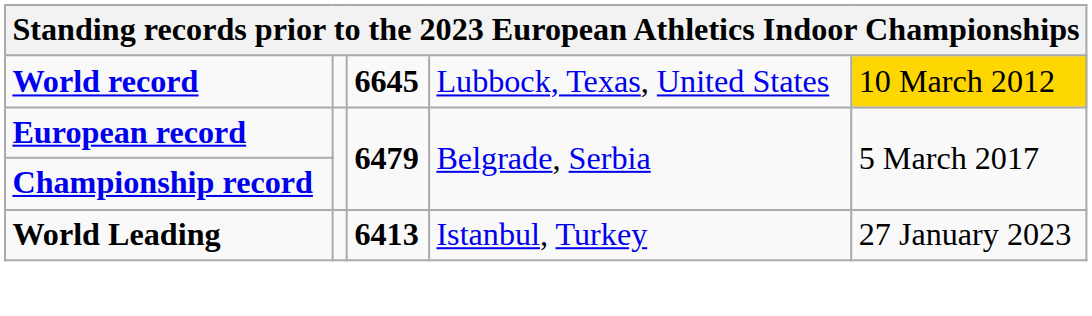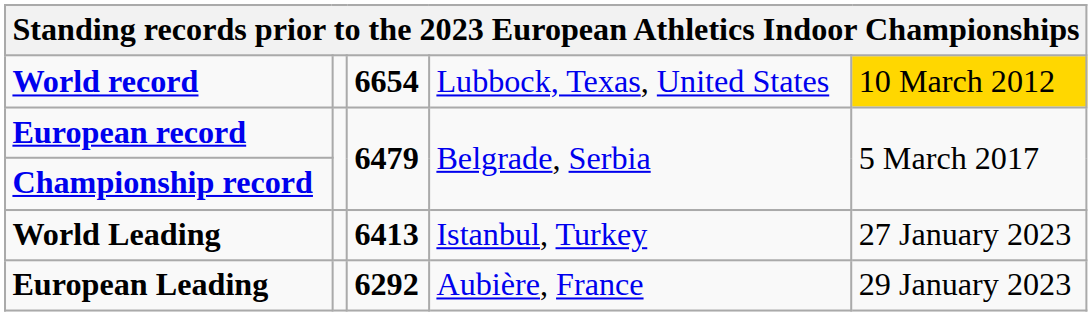(387, 81) 6645 -> (387, 81) 6654
+ row: (140, 285)
